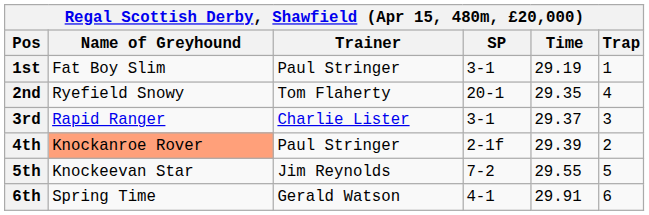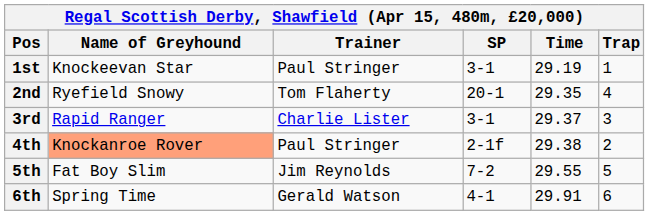(109, 69) Fat Boy Slim -> (123, 69) Knockeevan Star
(558, 146) 29.39 -> (558, 146) 29.38
(123, 171) Knockeevan Star -> (109, 171) Fat Boy Slim
